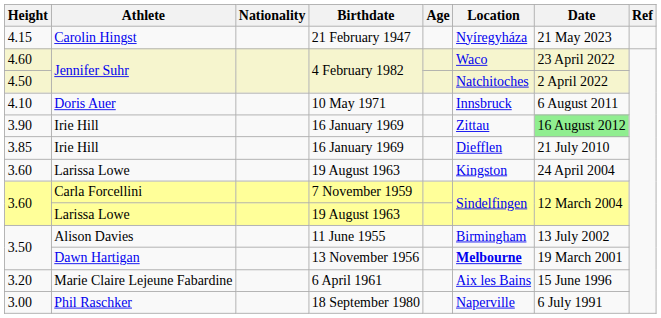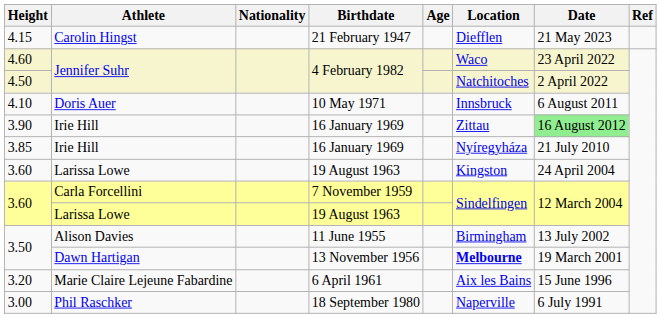(492, 37) Nyíregyháza -> (479, 37) Diefflen
(479, 147) Diefflen -> (492, 147) Nyíregyháza
